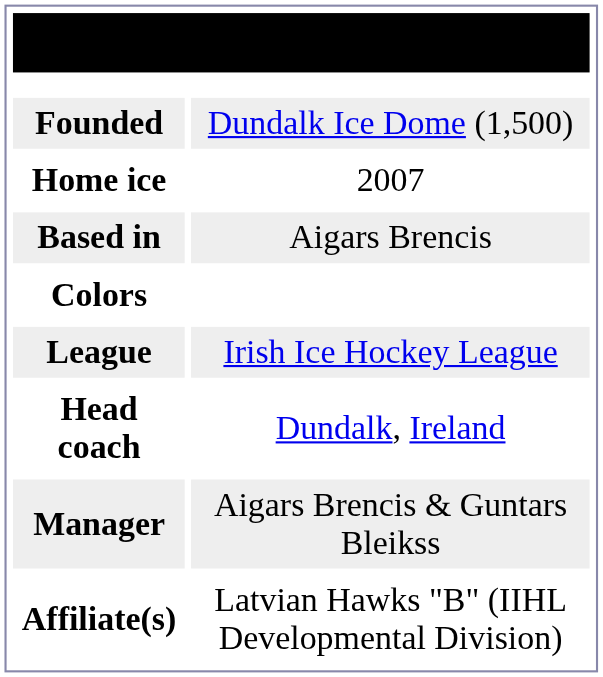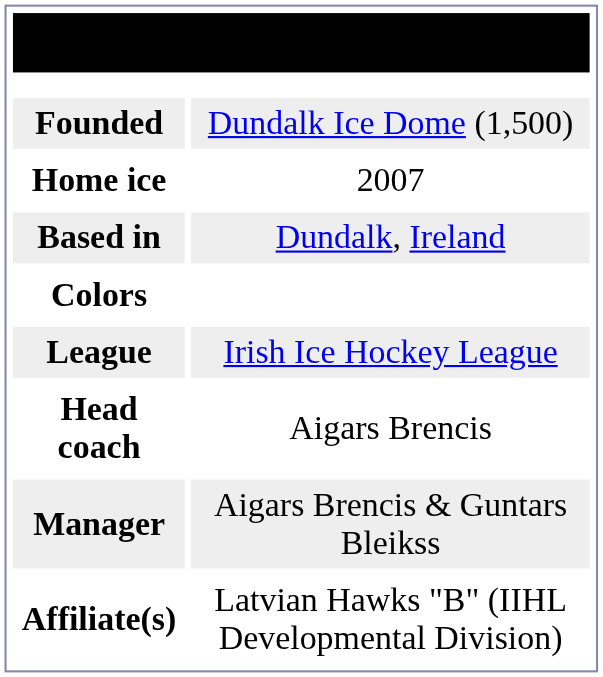(391, 237) Aigars Brencis -> (391, 237) Dundalk, Ireland
(391, 428) Dundalk, Ireland -> (391, 428) Aigars Brencis
